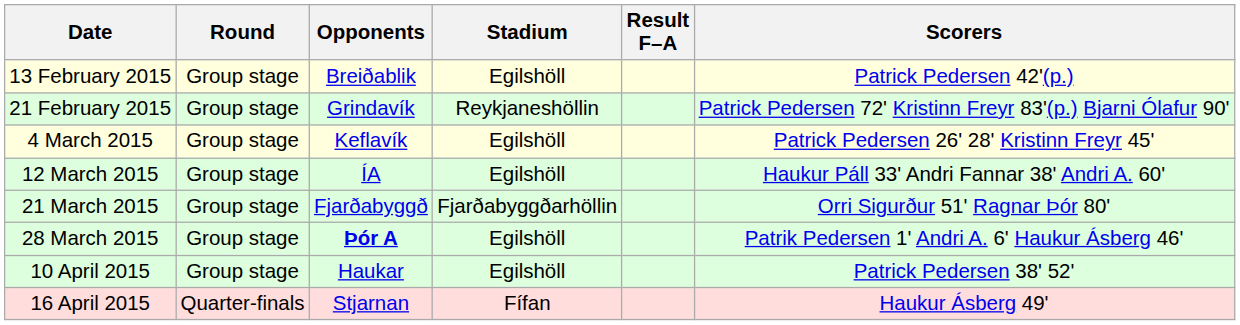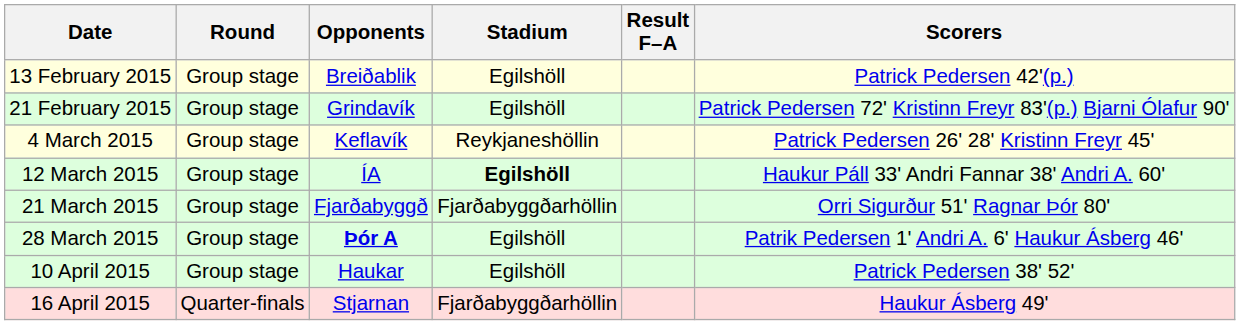(527, 108) Reykjaneshöllin -> (527, 108) Egilshöll
(527, 141) Egilshöll -> (527, 141) Reykjaneshöllin
(527, 173) normal -> (527, 173) bold
(527, 303) Fífan -> (527, 303) Fjarðabyggðarhöllin
